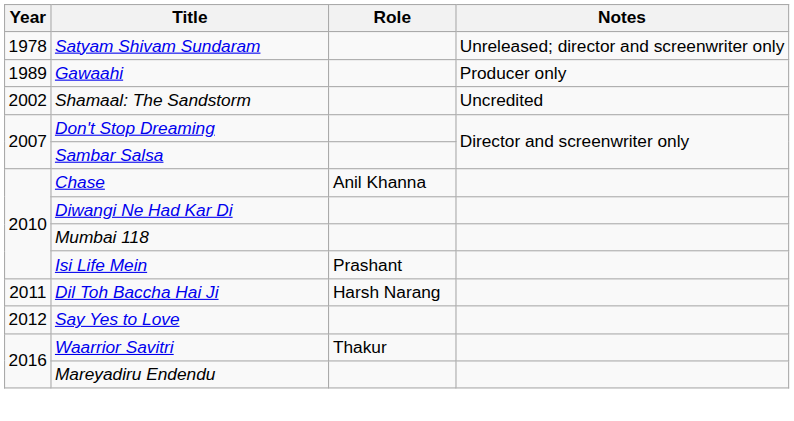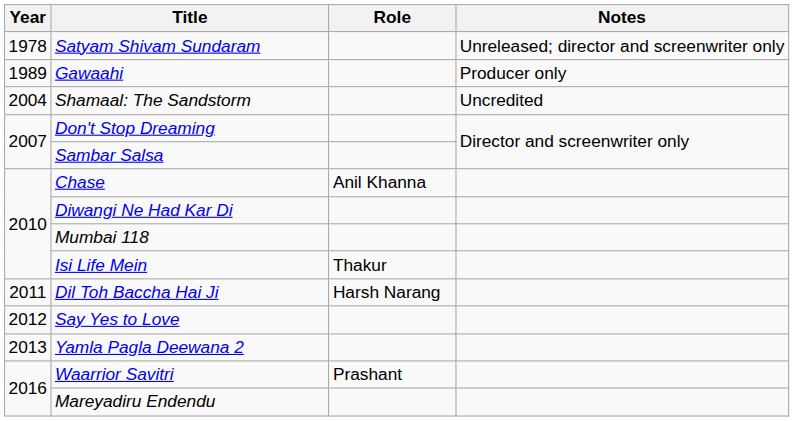(28, 100) 2002 -> (28, 100) 2004
(367, 264) Prashant -> (360, 264) Thakur
+ row: (149, 347)
(360, 347) Thakur -> (367, 374) Prashant
